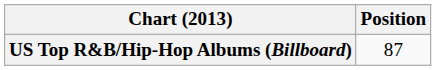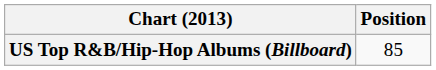(393, 49) 87 -> (393, 49) 85
